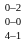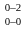- row: (13, 36)
